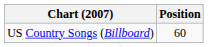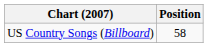(180, 33) 60 -> (180, 33) 58
